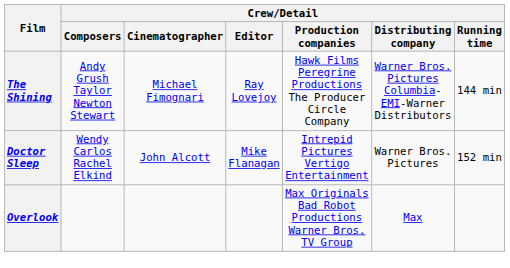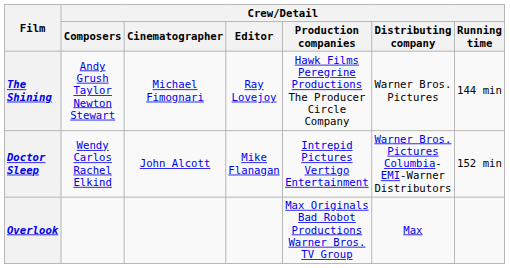(413, 91) Warner Bros. Pictures Columbia-EMI-Warner Distributors -> (413, 91) Warner Bros. Pictures
(413, 157) Warner Bros. Pictures -> (413, 164) Warner Bros. Pictures Columbia-EMI-Warner Distributors
